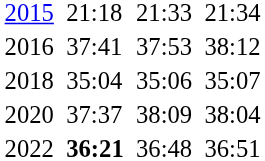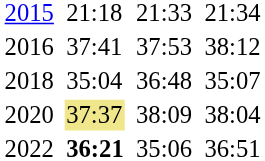(164, 80) 35:06 -> (164, 80) 36:48
(94, 114) no background -> (94, 114) khaki background
(164, 148) 36:48 -> (164, 148) 35:06
